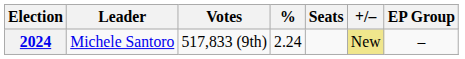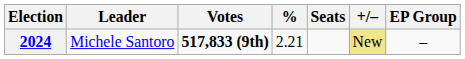(224, 41) normal -> (225, 41) bold
(288, 41) 2.24 -> (290, 41) 2.21
